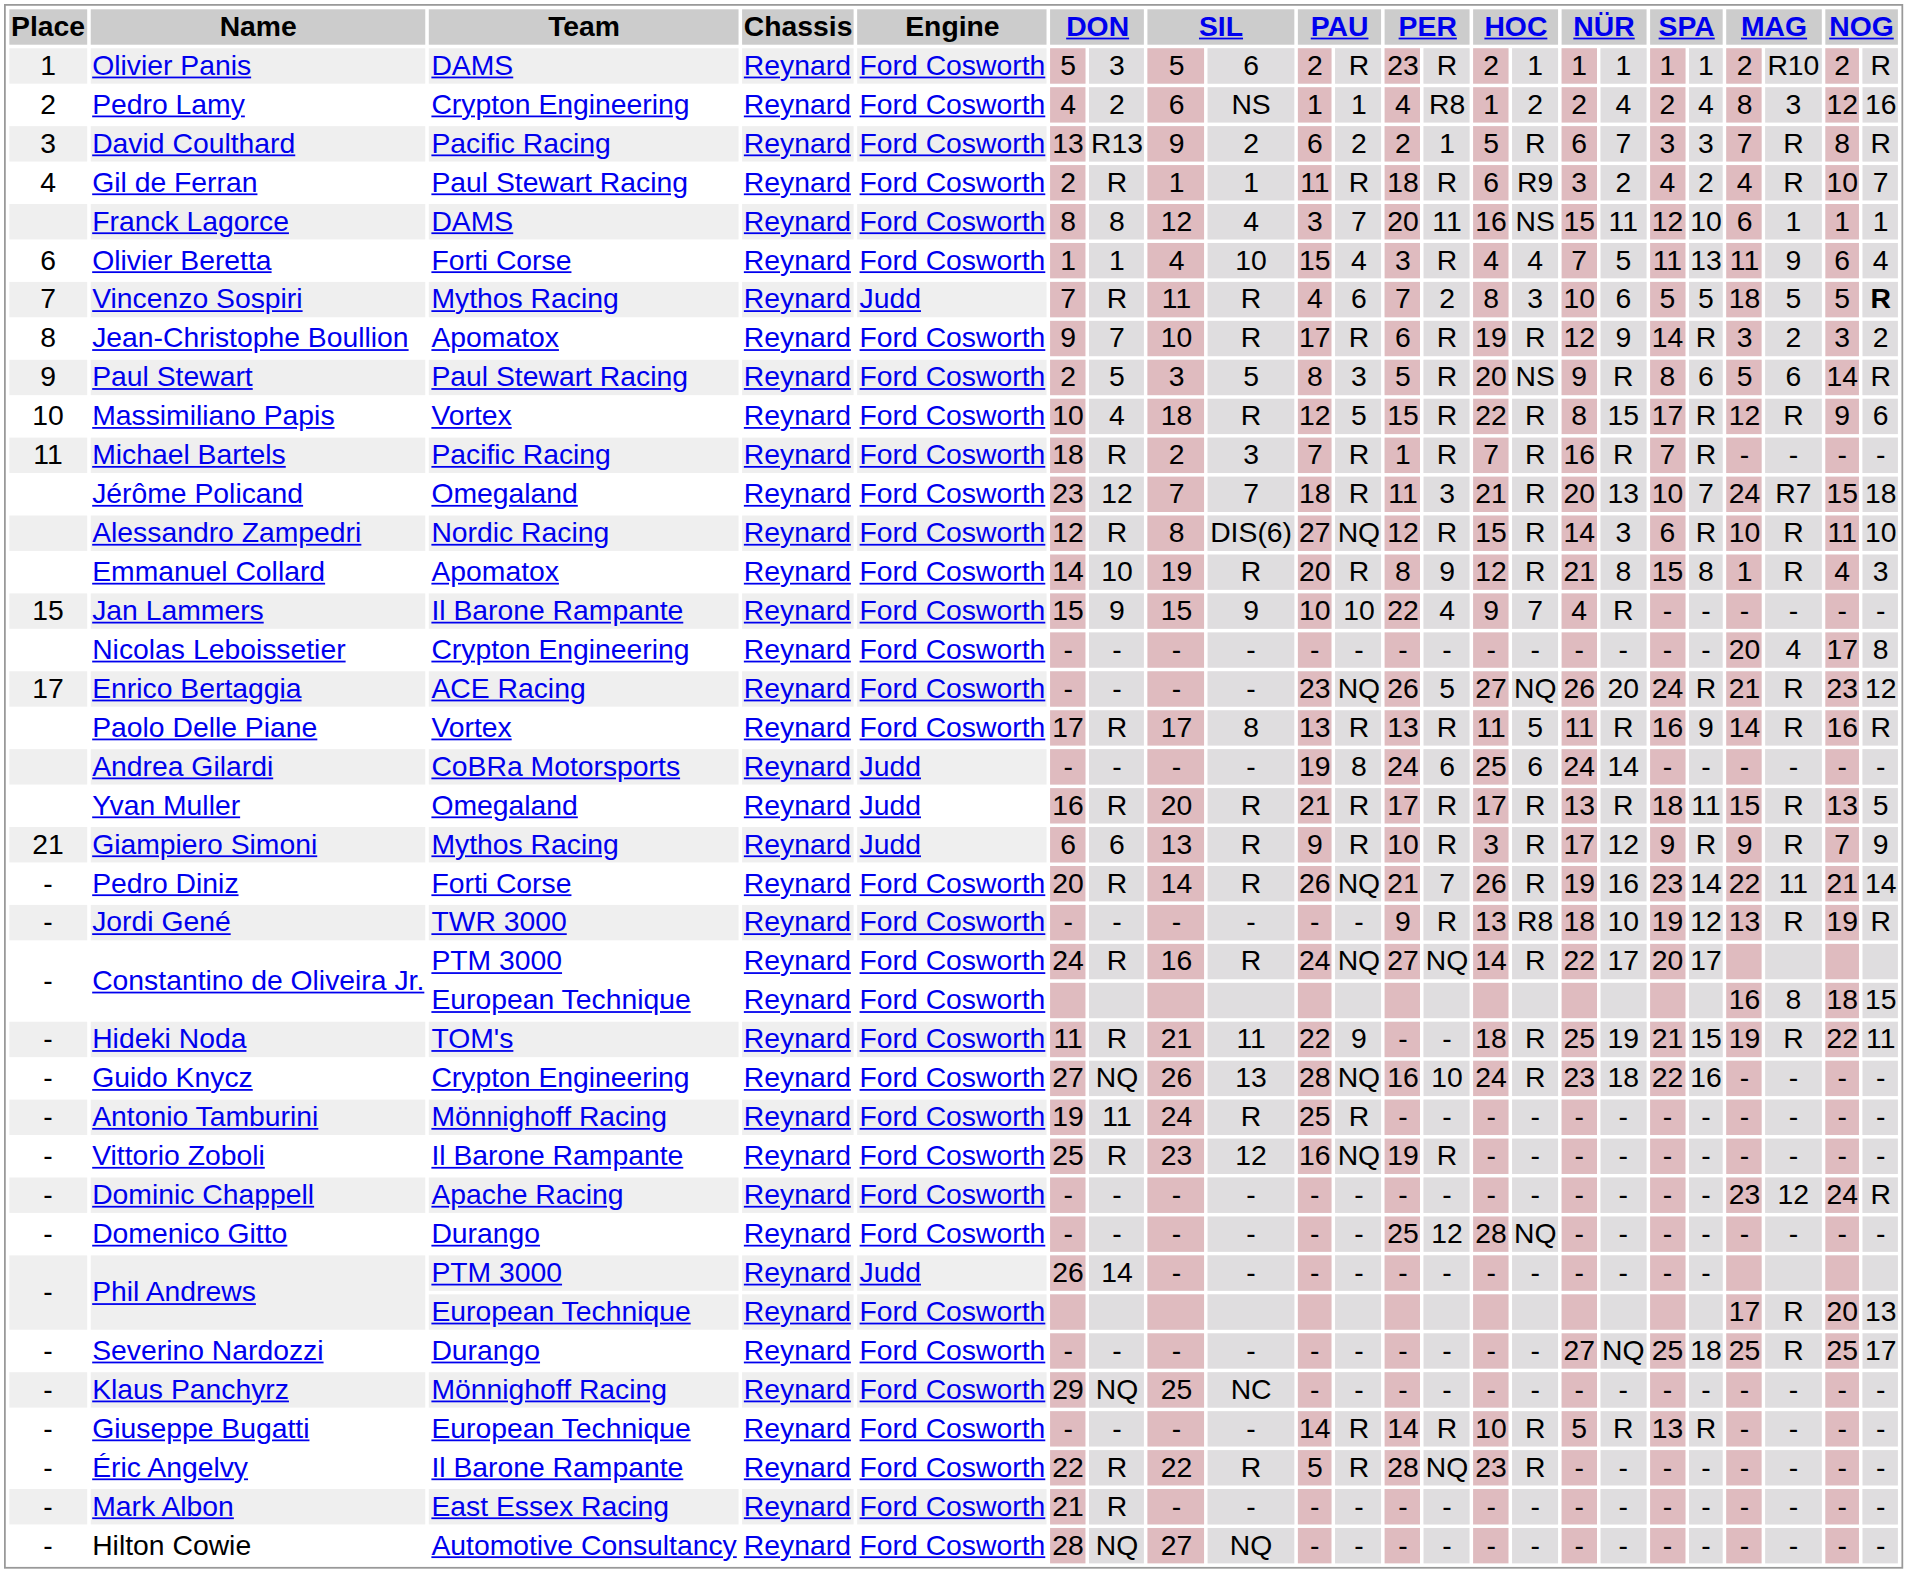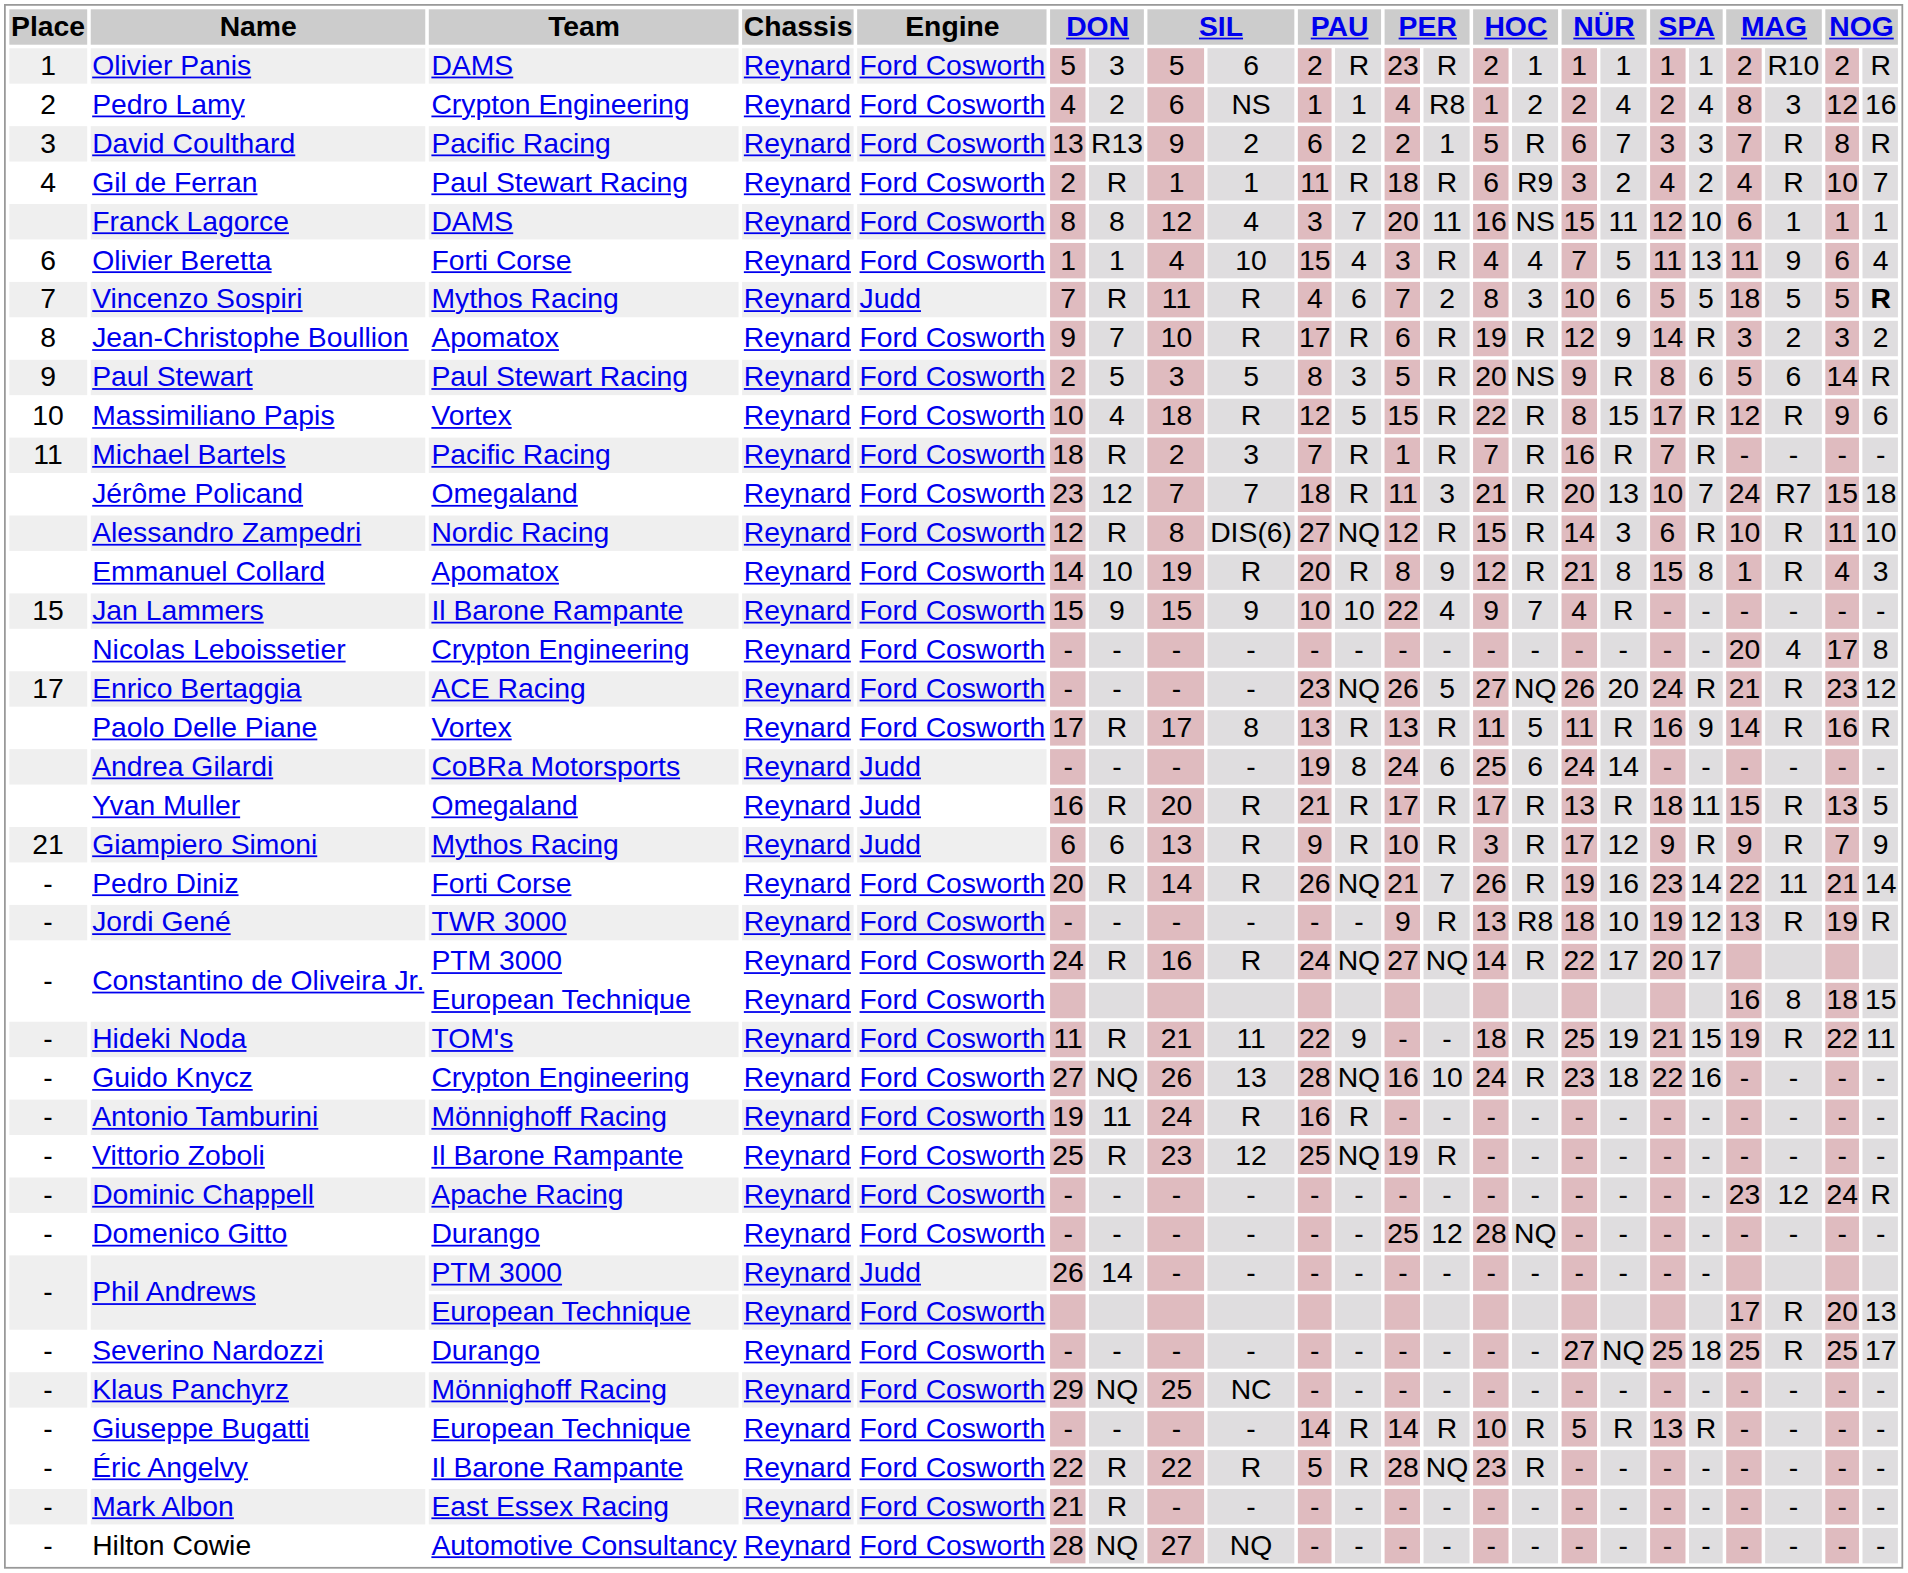(1315, 1116) 25 -> (1315, 1116) 16
(1315, 1155) 16 -> (1315, 1155) 25
